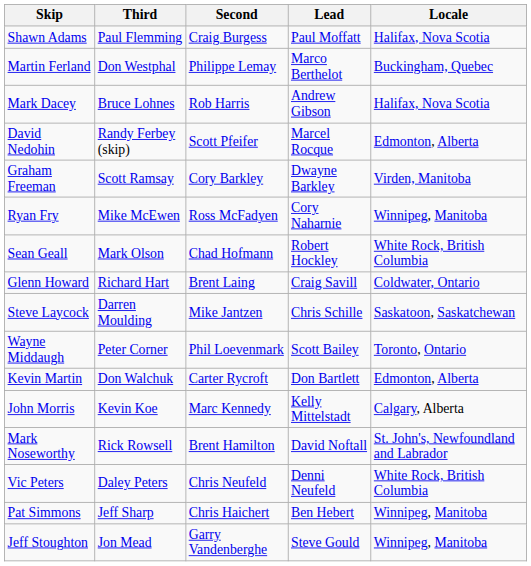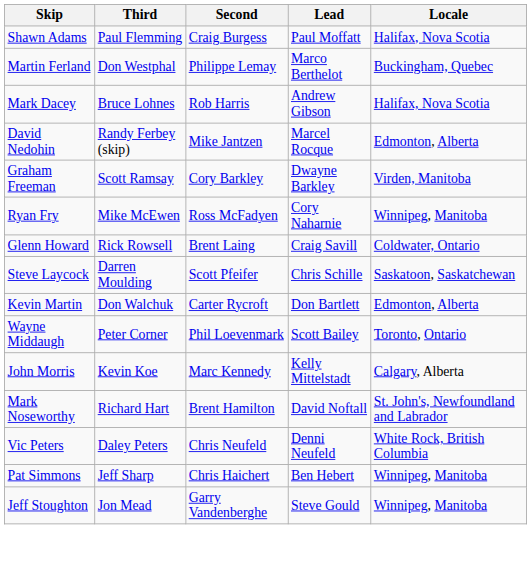(223, 141) Scott Pfeifer -> (226, 141) Mike Jantzen
- row: (38, 253)
(133, 282) Richard Hart -> (135, 245) Rick Rowsell
(226, 312) Mike Jantzen -> (223, 275) Scott Pfeifer
rows swapped: (45, 379) <-> (36, 349)
(135, 446) Rick Rowsell -> (133, 408) Richard Hart
